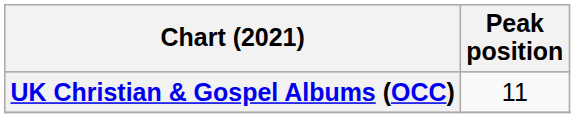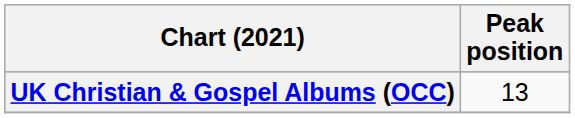(515, 91) 11 -> (515, 91) 13
